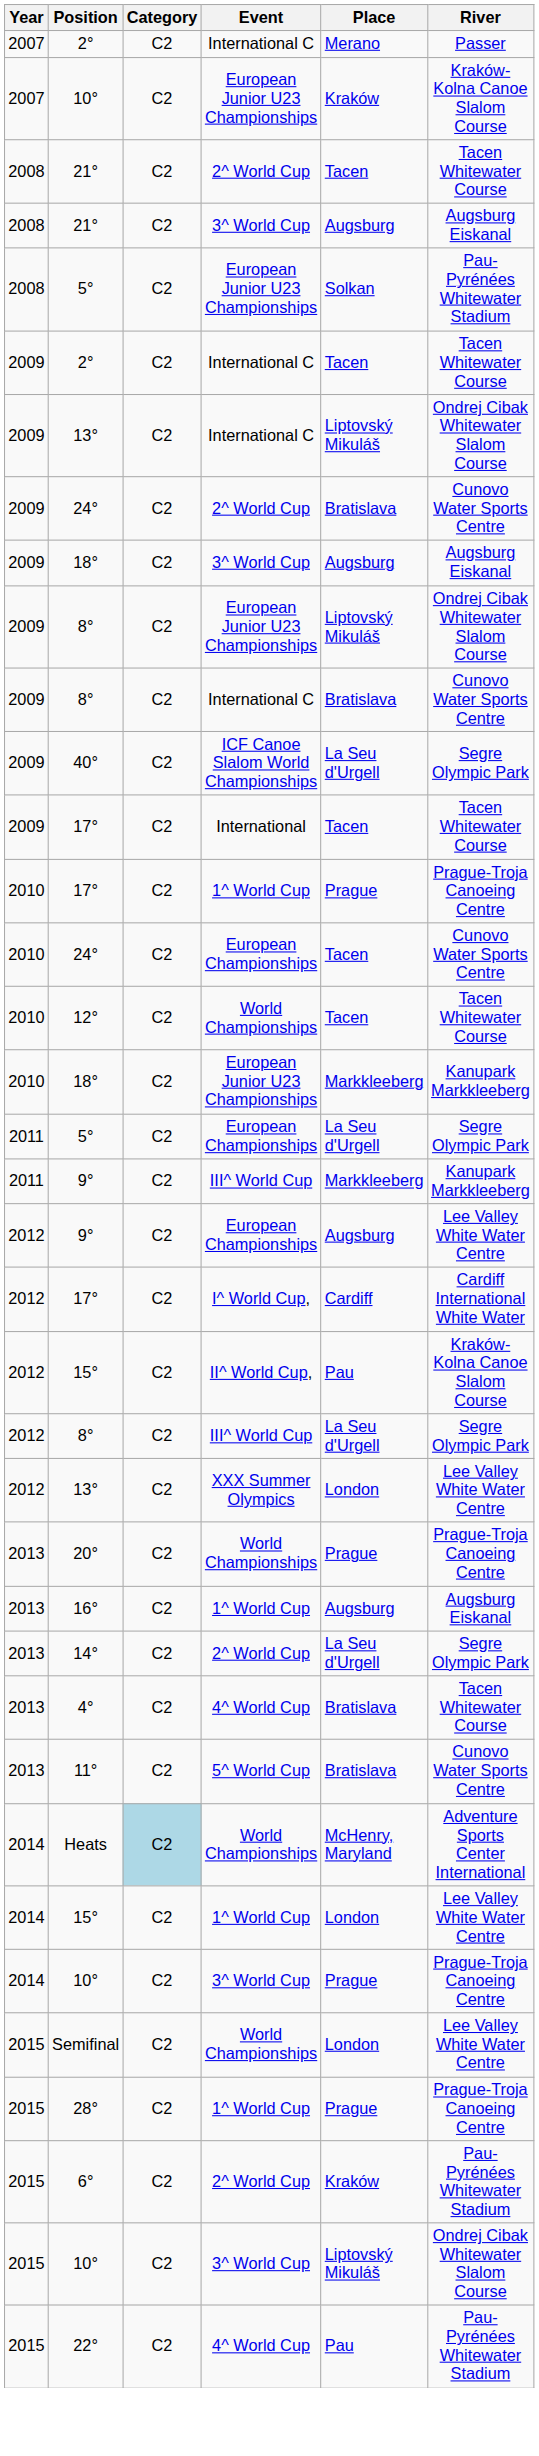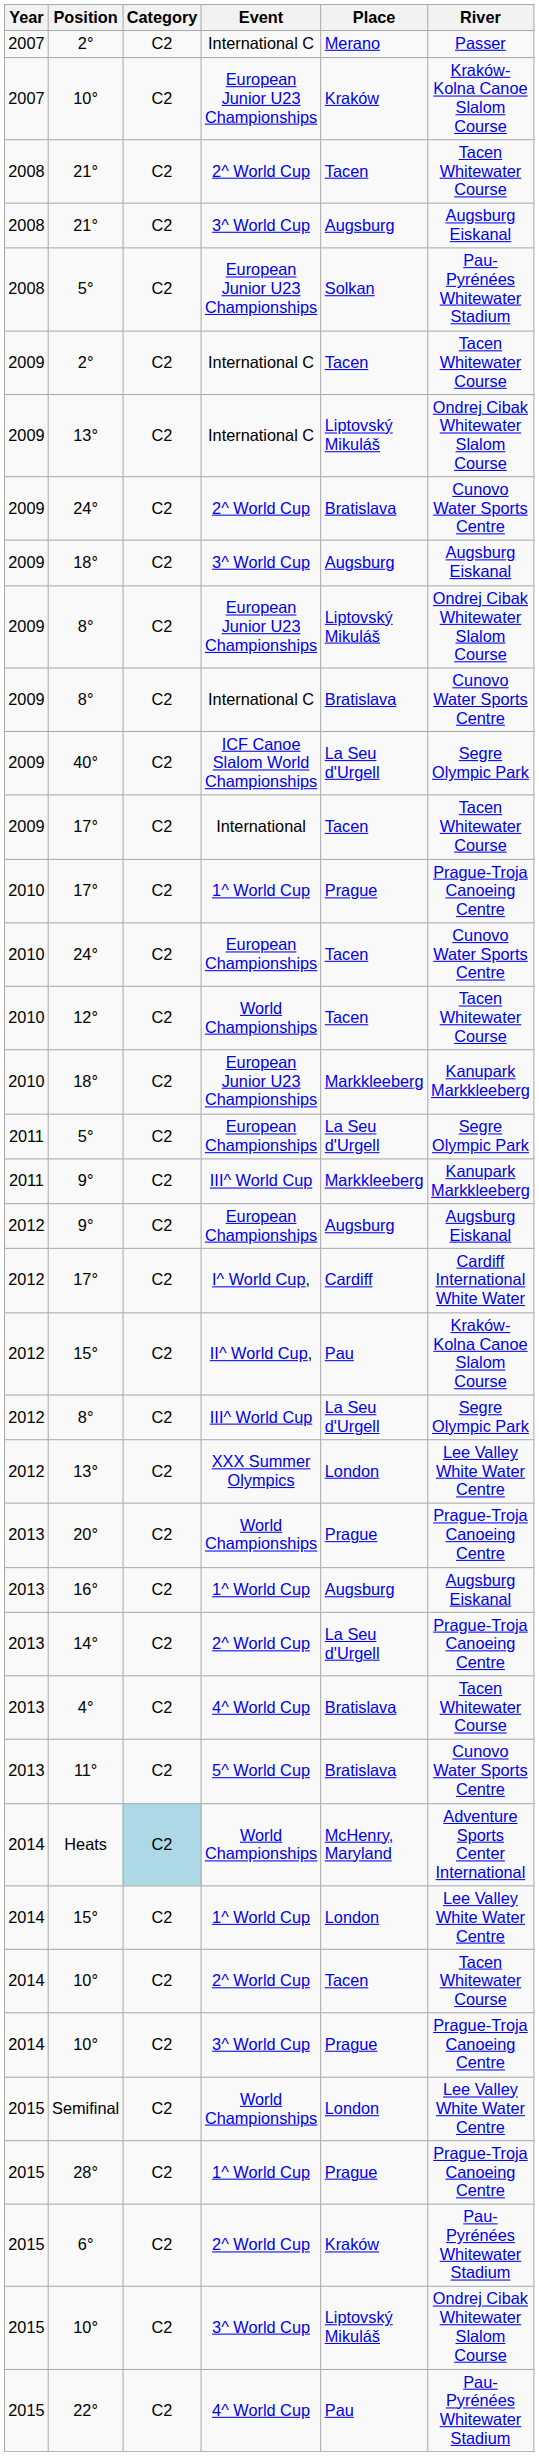(480, 1235) Lee Valley White Water Centre -> (480, 1225) Augsburg Eiskanal
(480, 1652) Segre Olympic Park -> (480, 1643) Prague-Troja Canoeing Centre
+ row: (86, 1980)
